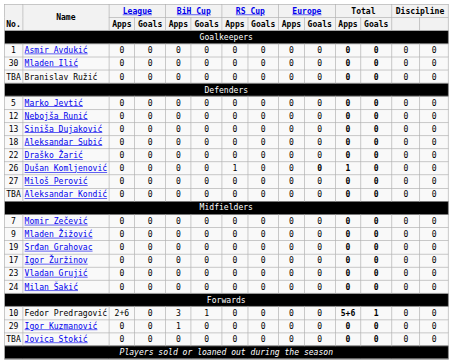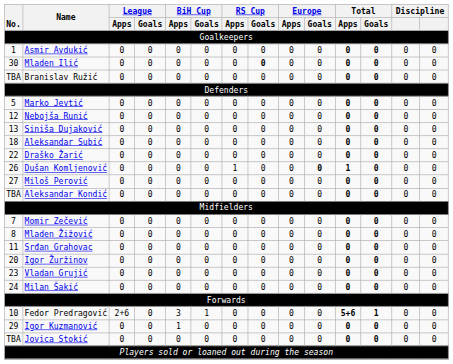(263, 63) normal -> (263, 63) bold
(14, 234) 9 -> (14, 234) 8
(14, 247) 19 -> (14, 247) 11
(14, 260) 17 -> (14, 260) 20
